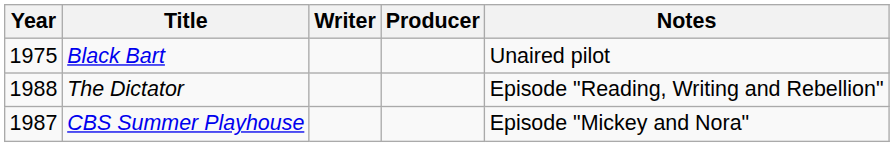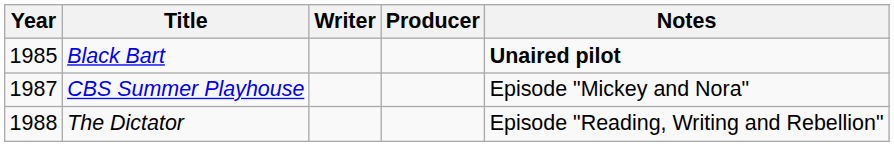(33, 55) 1975 -> (33, 55) 1985
(550, 55) normal -> (555, 55) bold
rows swapped: (186, 123) <-> (126, 89)
